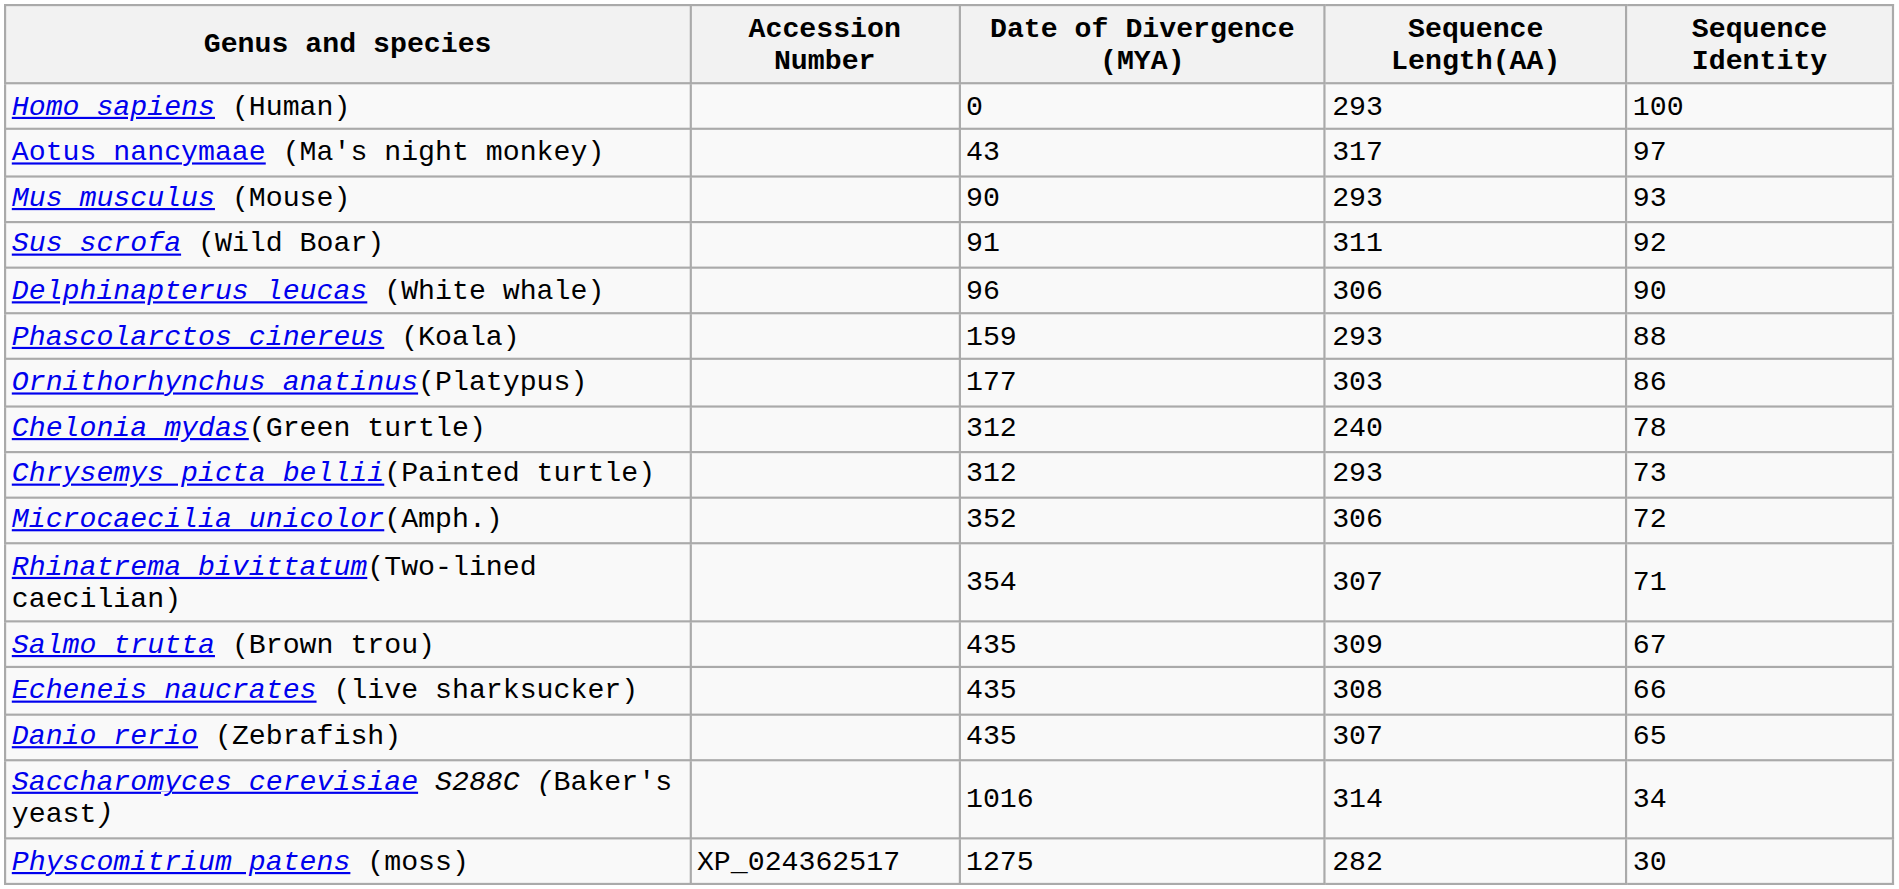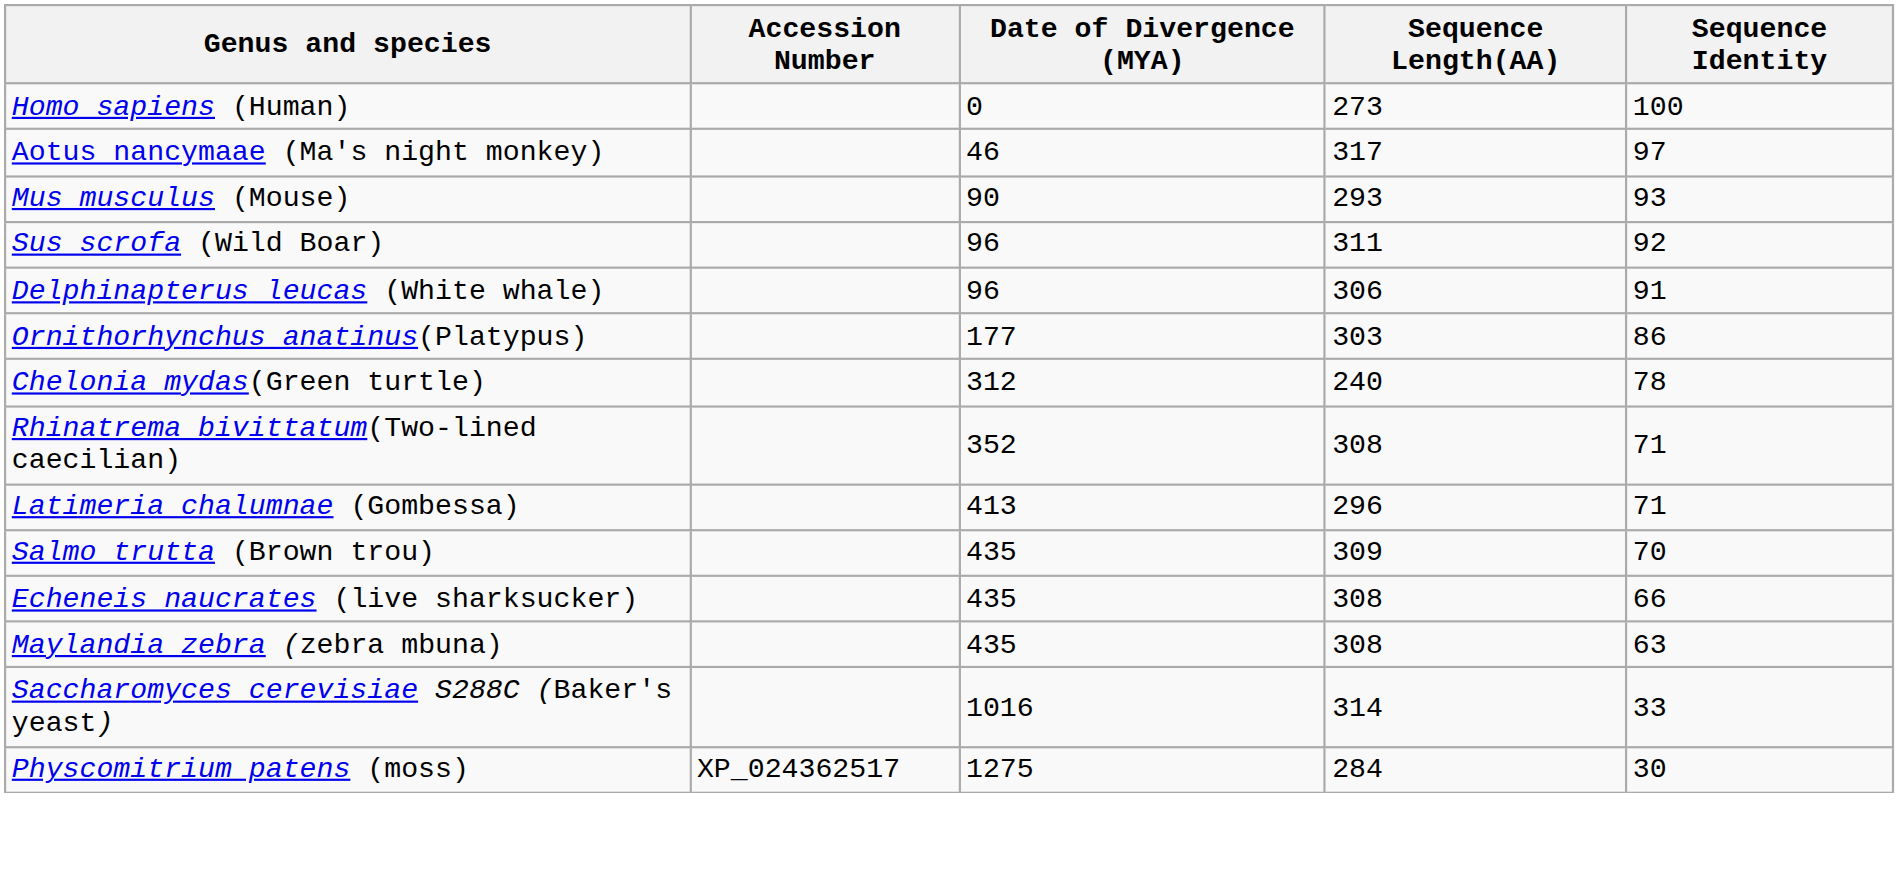(1358, 107) 293 -> (1358, 107) 273
(983, 153) 43 -> (983, 153) 46
(983, 245) 91 -> (983, 245) 96
(1650, 291) 90 -> (1650, 291) 91
- row: (266, 336)
- row: (333, 474)
- row: (257, 520)
(991, 583) 354 -> (991, 445) 352
(1358, 583) 307 -> (1358, 445) 308
+ row: (266, 507)
(1650, 645) 67 -> (1650, 553) 70
- row: (207, 737)
+ row: (257, 645)
(1650, 799) 34 -> (1650, 707) 33
(1358, 861) 282 -> (1358, 769) 284
